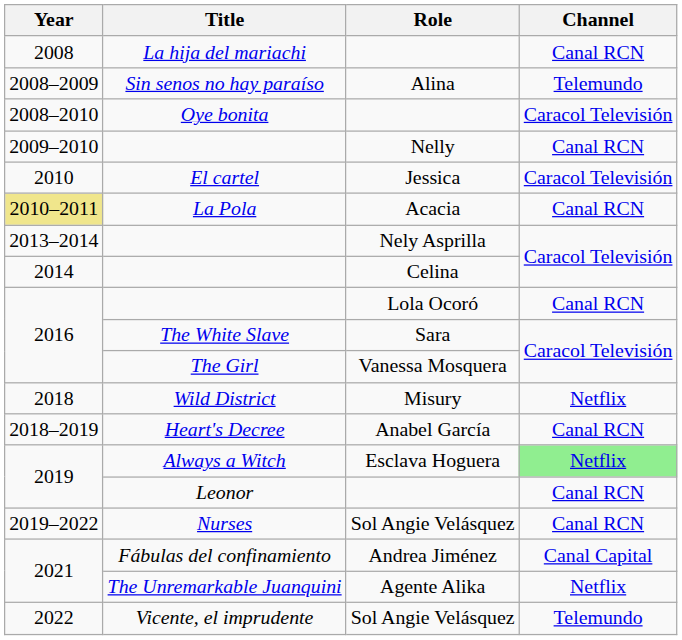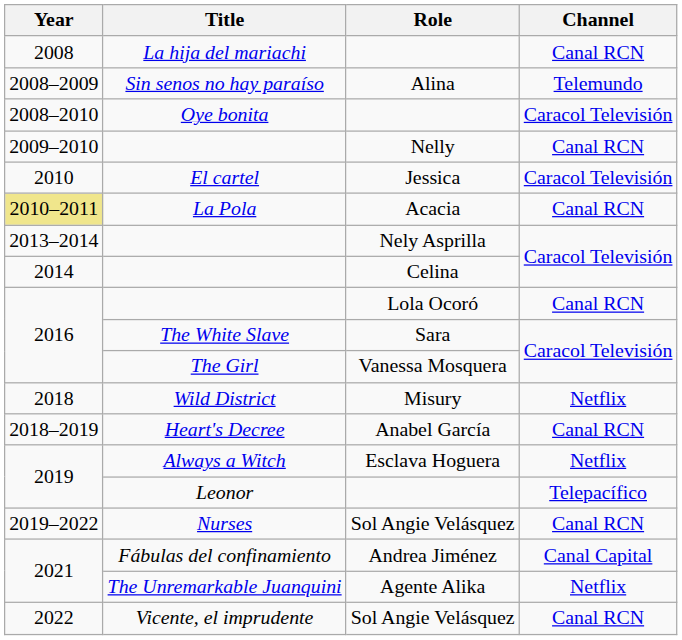(598, 460) lightgreen background -> (598, 460) no background
(598, 492) Canal RCN -> (598, 492) Telepacífico
(598, 618) Telemundo -> (598, 618) Canal RCN
